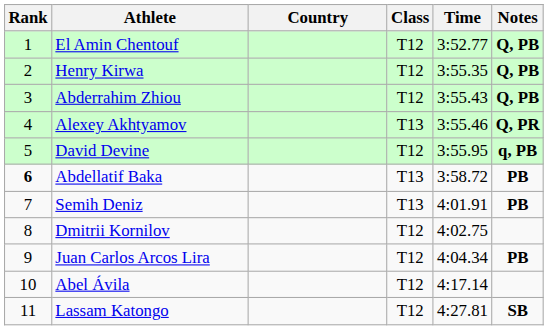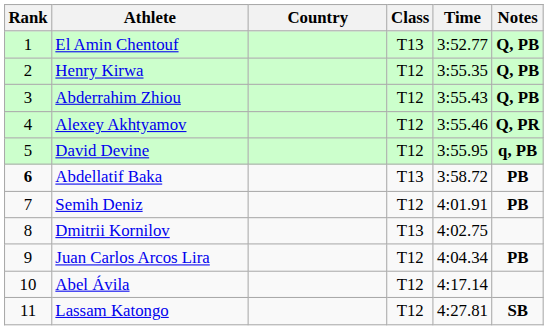(410, 44) T12 -> (410, 44) T13
(410, 124) T13 -> (410, 124) T12
(410, 204) T13 -> (410, 204) T12
(410, 230) T12 -> (410, 230) T13
